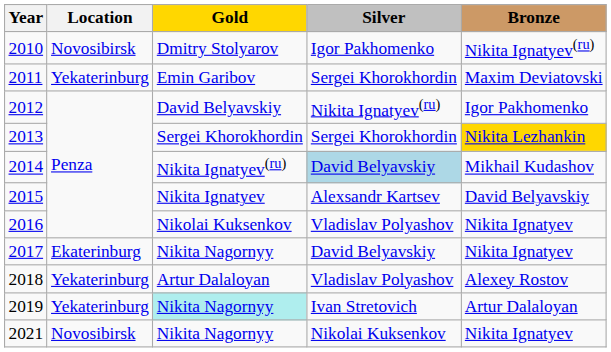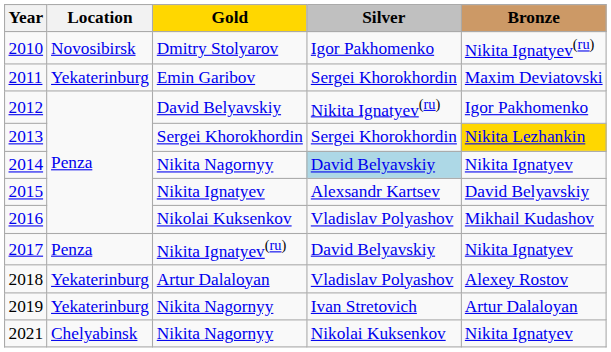(222, 166) Nikita Ignatyev(ru) -> (215, 164) Nikita Nagornyy
(529, 166) Mikhail Kudashov -> (519, 164) Nikita Ignatyev
(519, 224) Nikita Ignatyev -> (529, 219) Mikhail Kudashov
(96, 251) Ekaterinburg -> (72, 249) Penza
(215, 251) Nikita Nagornyy -> (222, 249) Nikita Ignatyev(ru)
(215, 306) paleturquoise background -> (215, 306) no background
(93, 333) Novosibirsk -> (94, 333) Chelyabinsk
